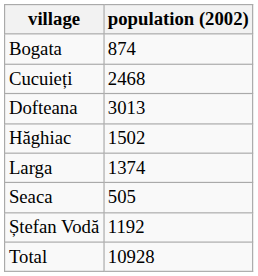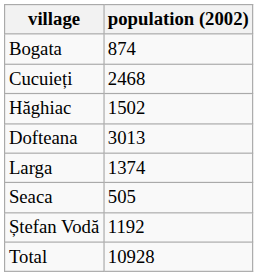rows swapped: (43, 108) <-> (40, 138)
